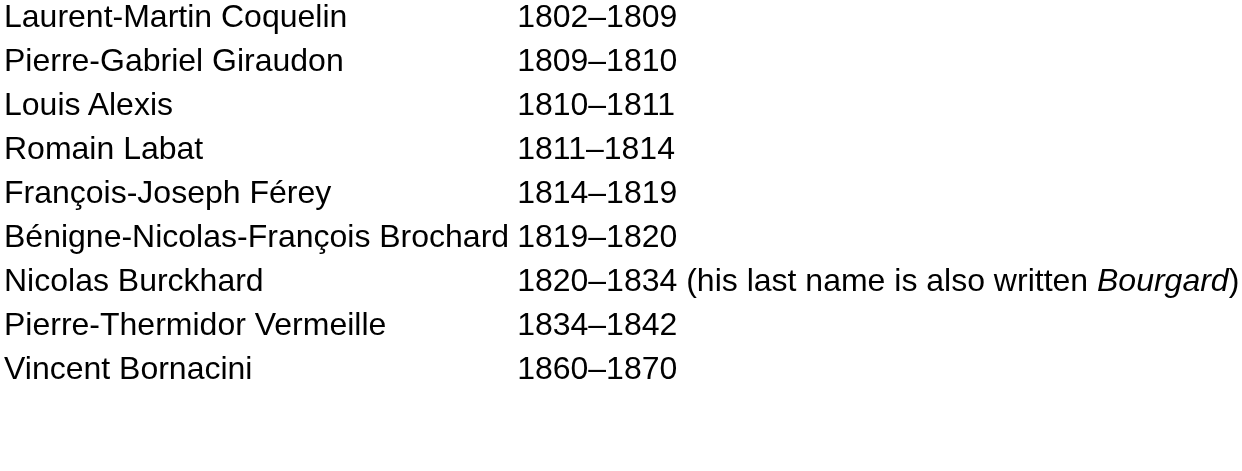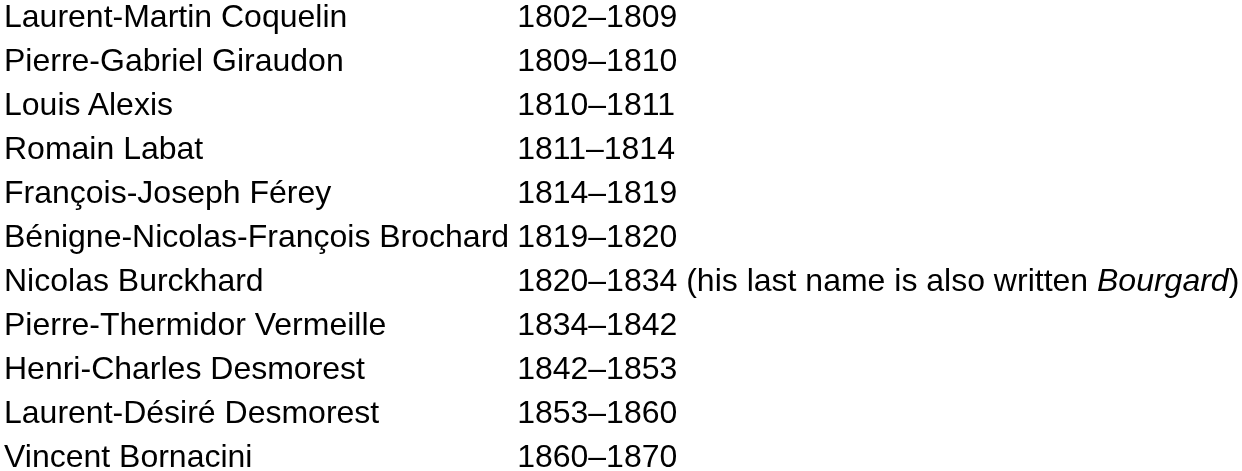+ row: (184, 368)
+ row: (192, 412)
